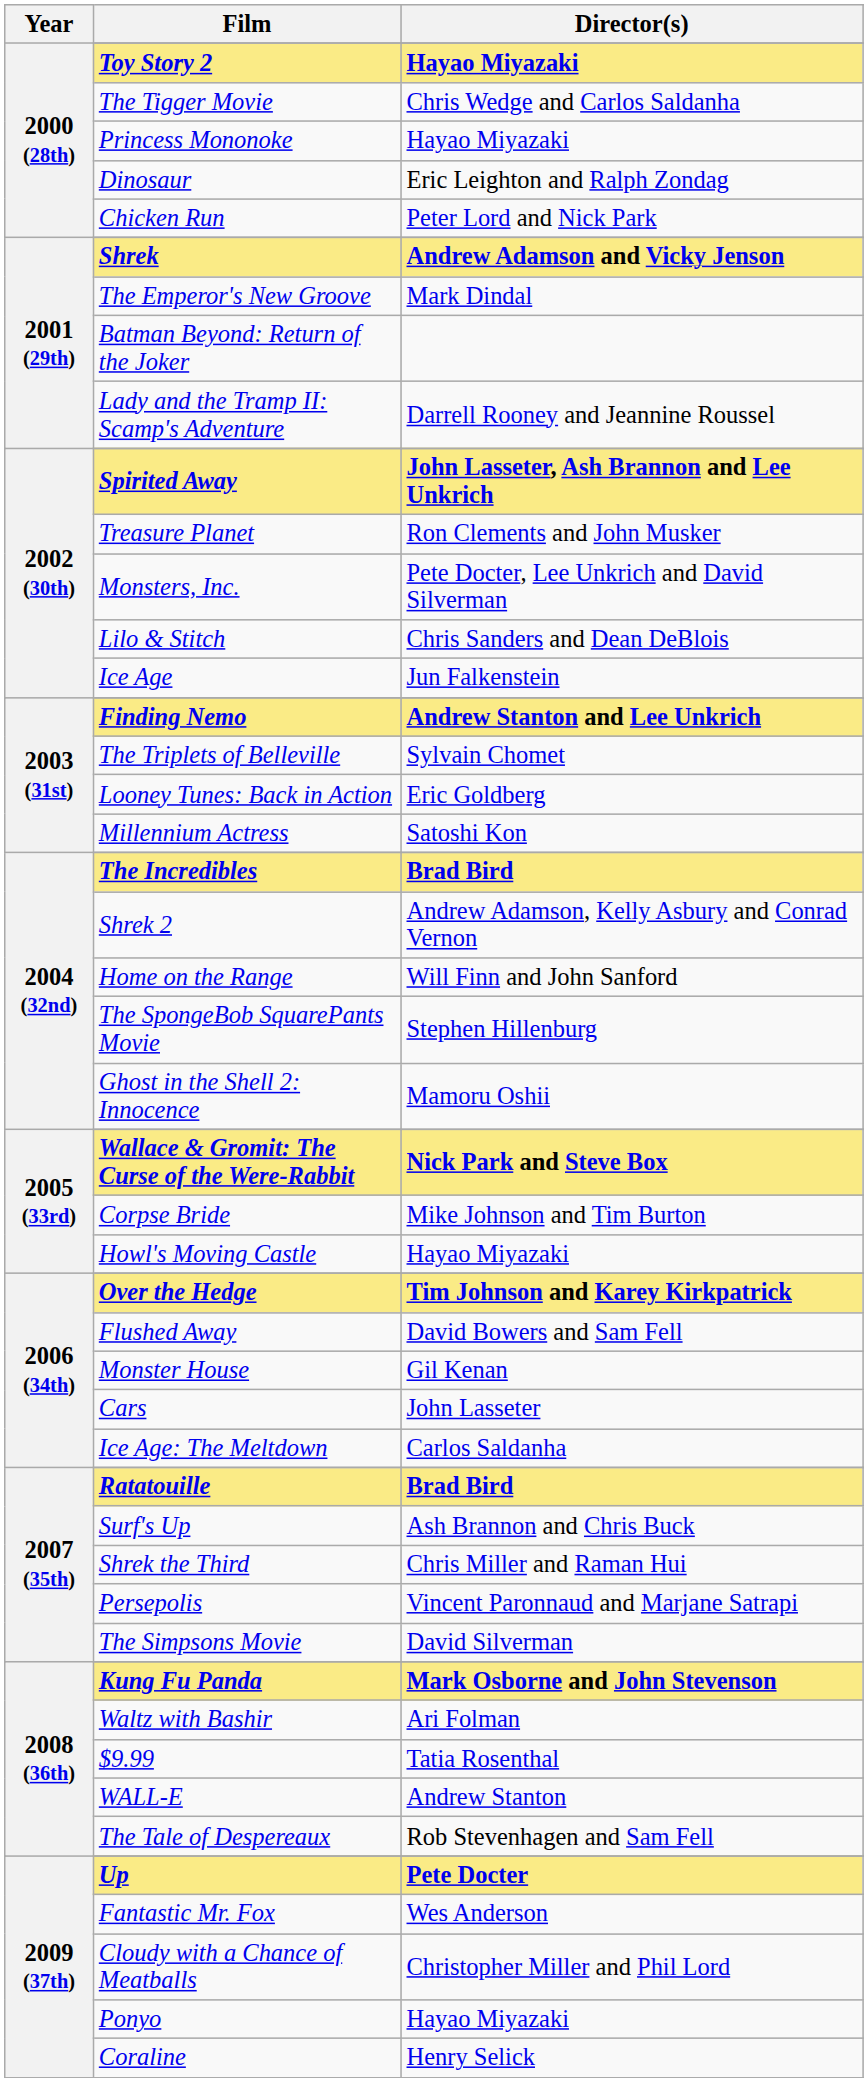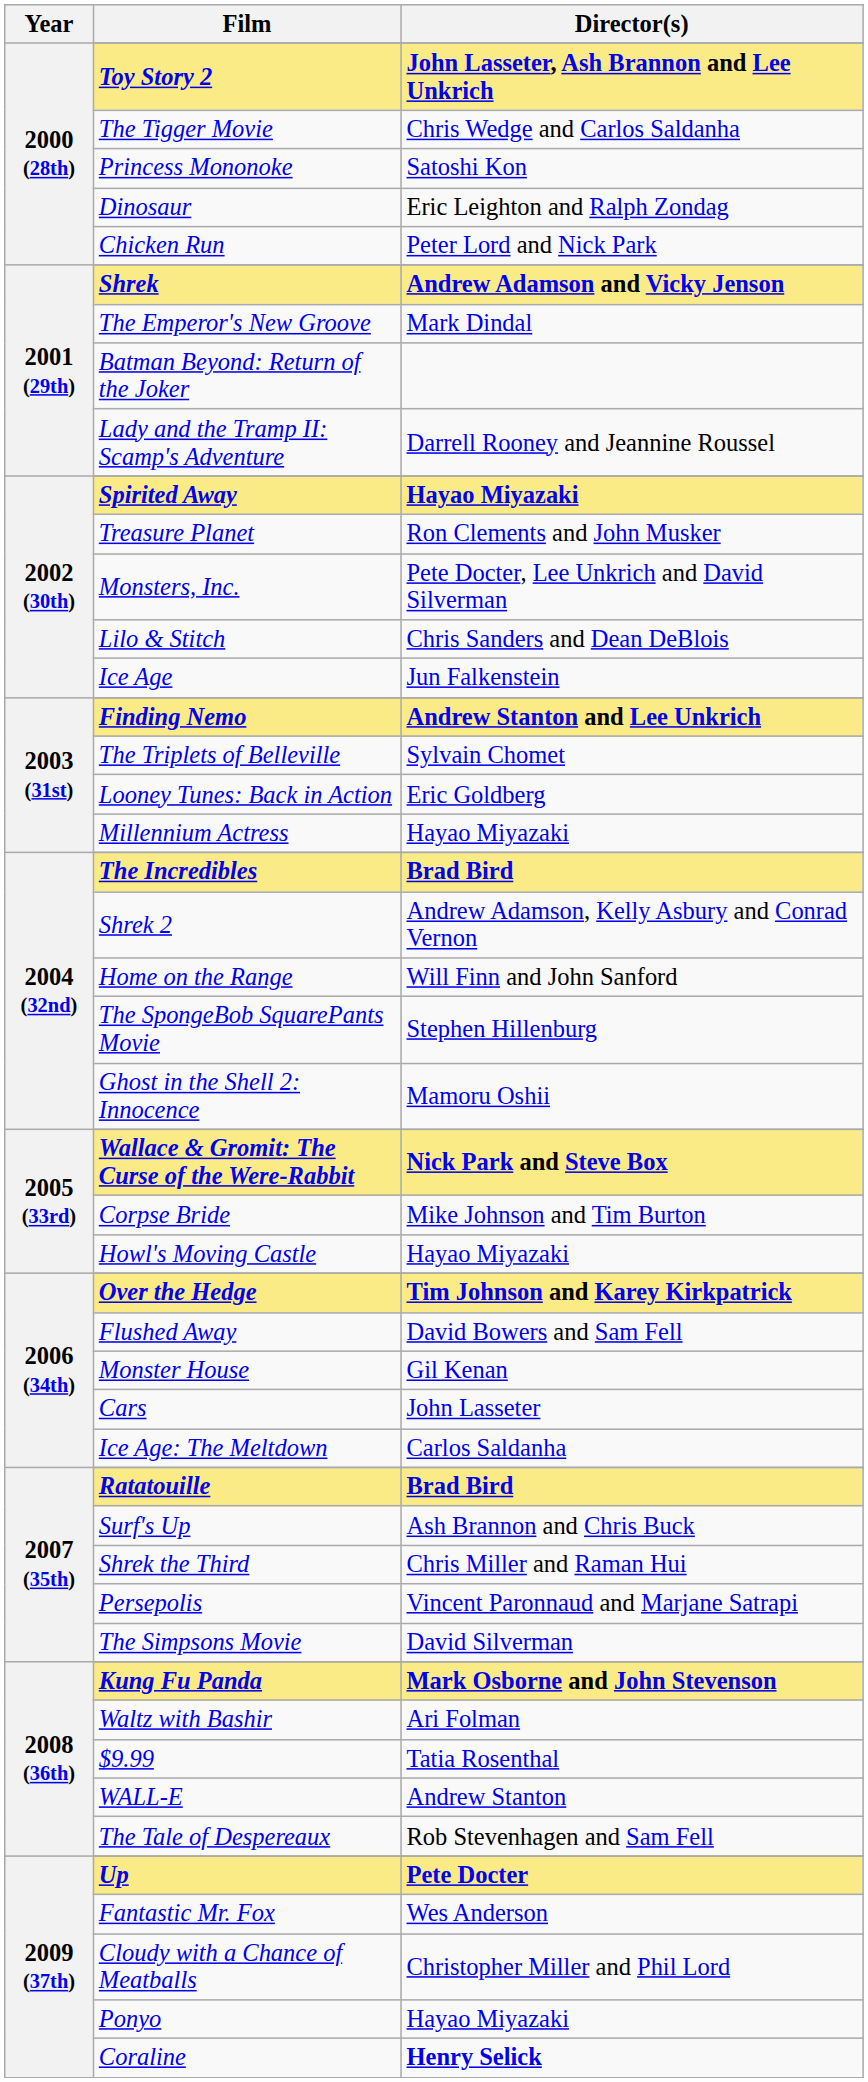(493, 62) Hayao Miyazaki -> (599, 76) John Lasseter, Ash Brannon and Lee Unkrich
(488, 140) Hayao Miyazaki -> (467, 167) Satoshi Kon
(599, 480) John Lasseter, Ash Brannon and Lee Unkrich -> (493, 494) Hayao Miyazaki
(467, 832) Satoshi Kon -> (488, 832) Hayao Miyazaki
(471, 2057) normal -> (474, 2057) bold
